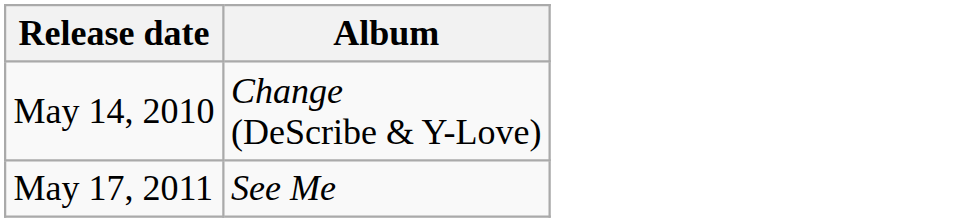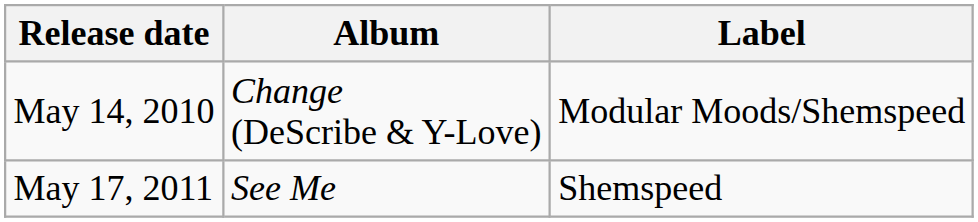+ column: (762, 33)
